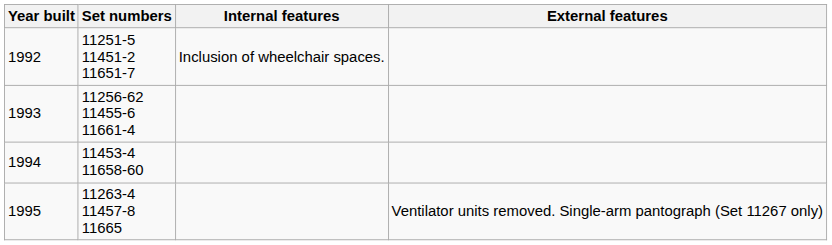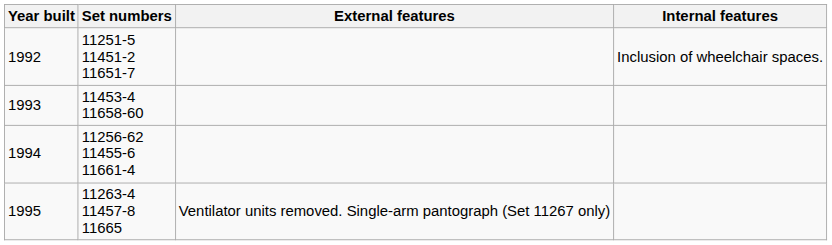columns swapped: (607, 16) <-> (282, 16)
(113, 113) 11256-62 11455-6 11661-4 -> (113, 105) 11453-4 11658-60
(113, 162) 11453-4 11658-60 -> (113, 154) 11256-62 11455-6 11661-4
